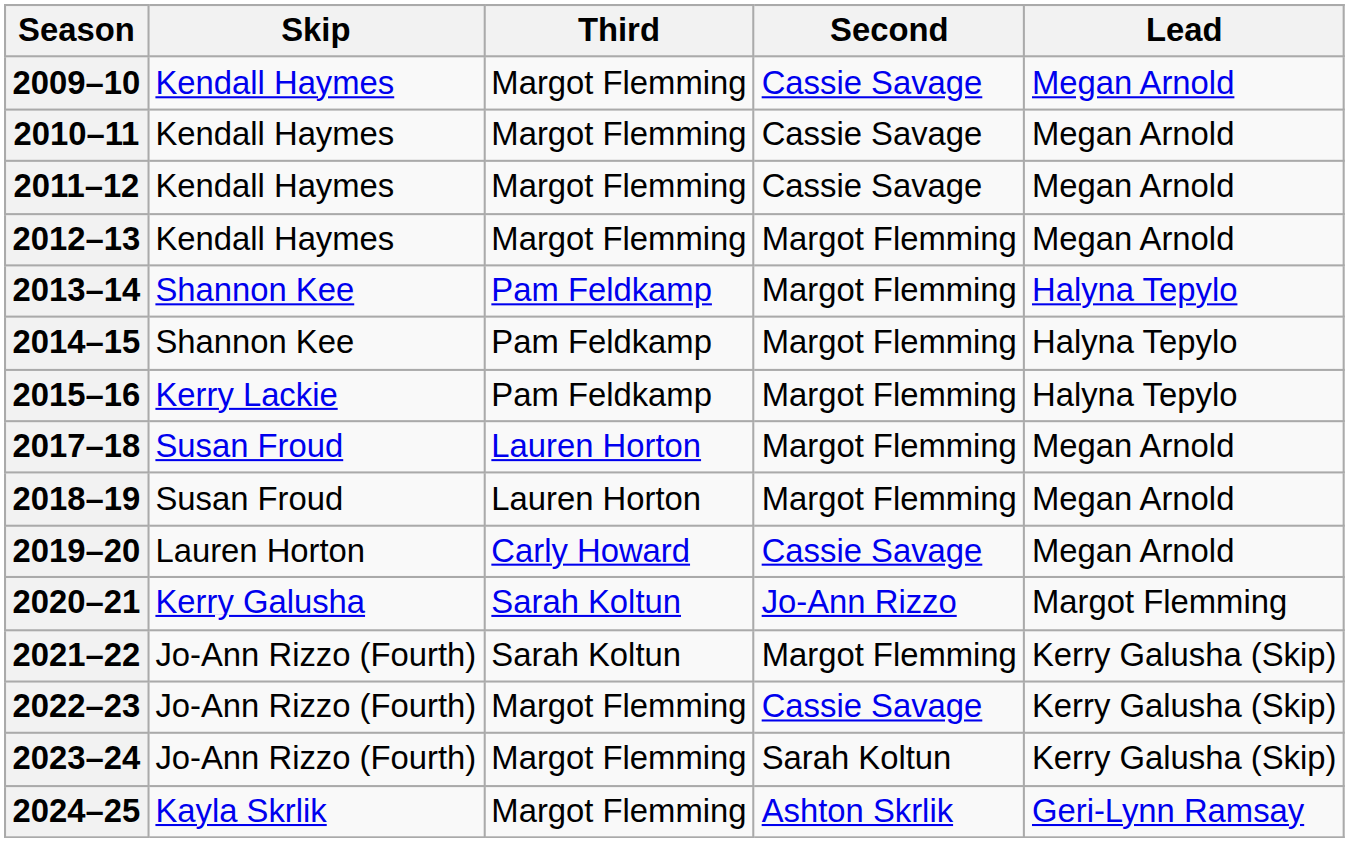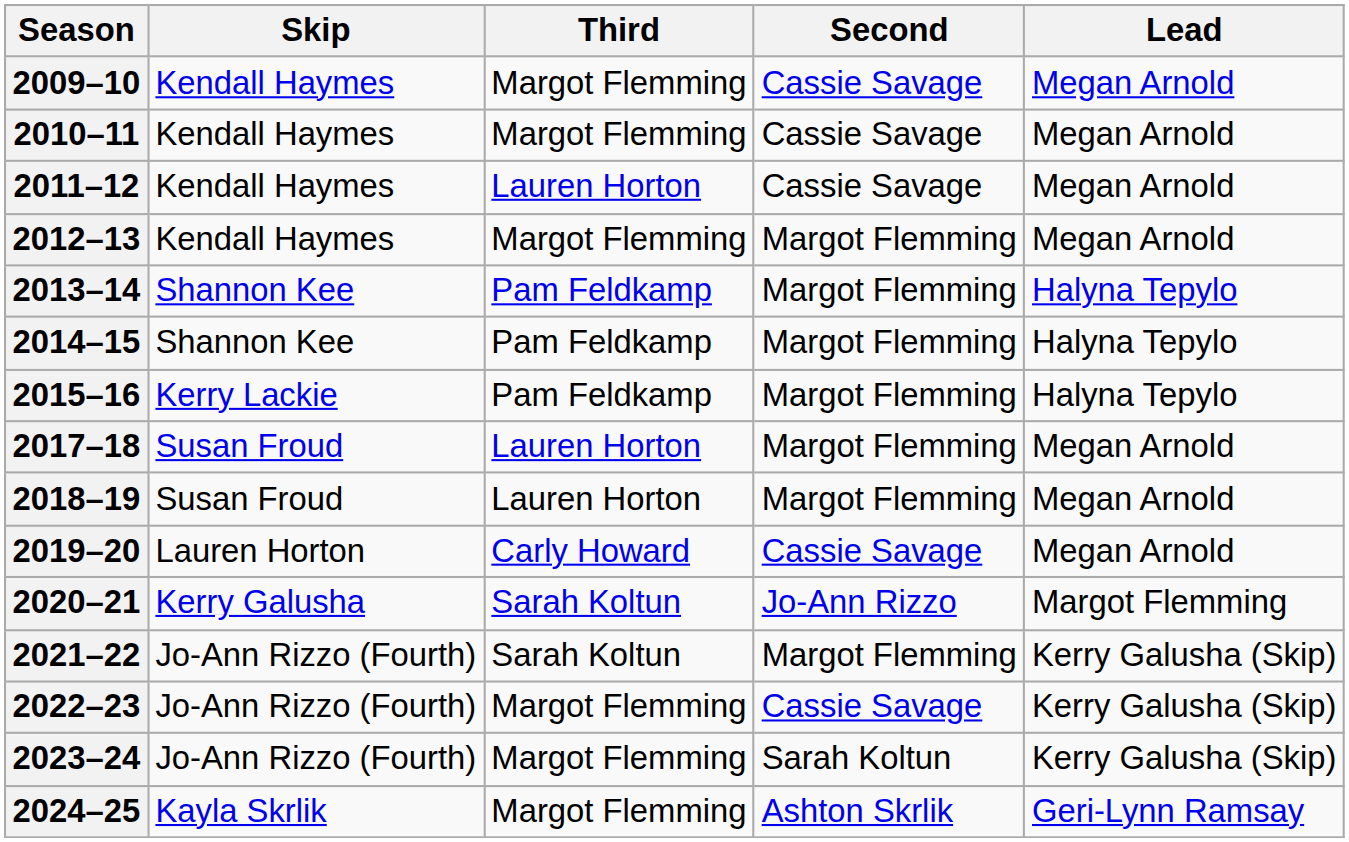(619, 186) Margot Flemming -> (596, 186) Lauren Horton
